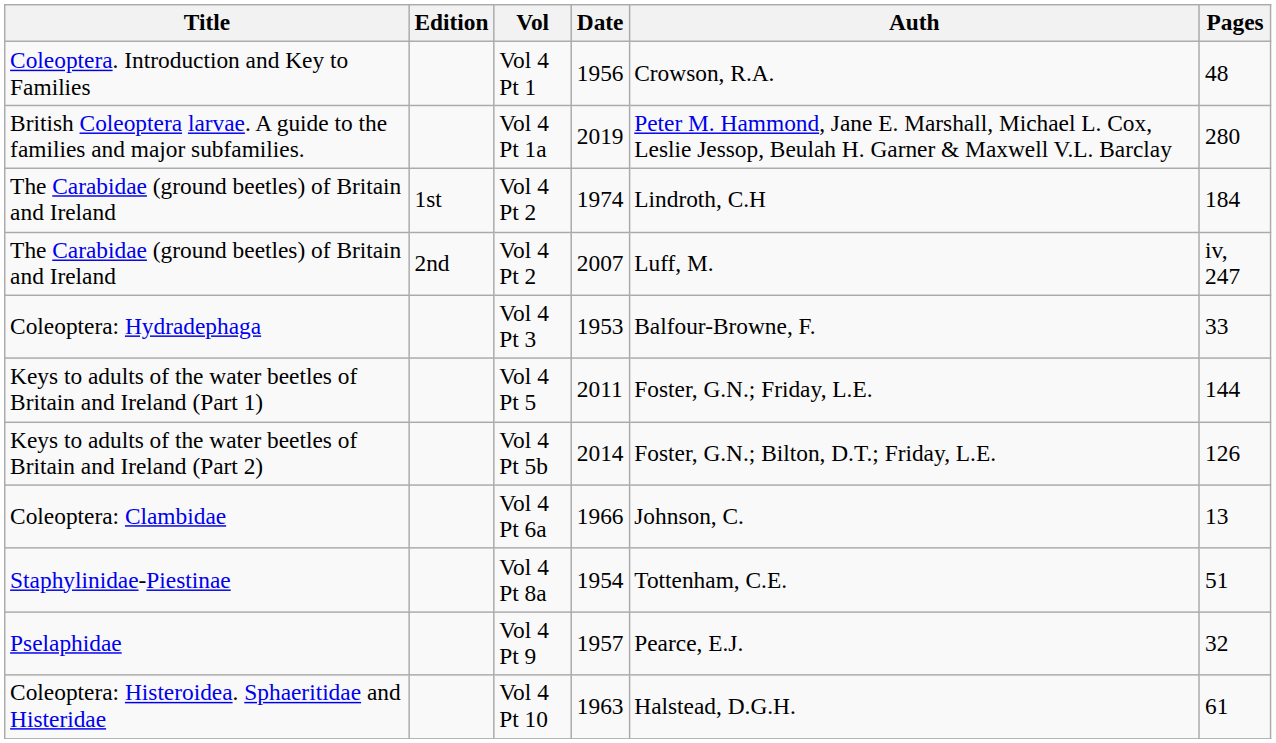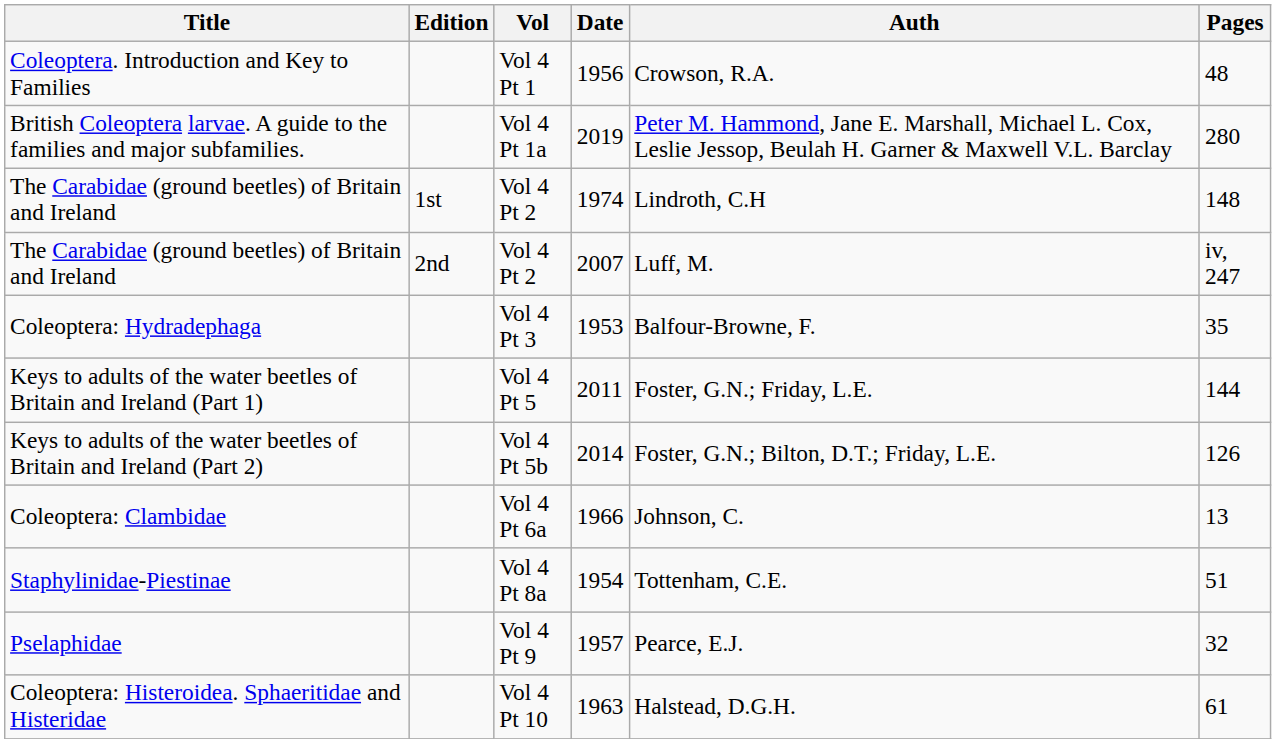(1223, 199) 184 -> (1223, 199) 148
(1217, 326) 33 -> (1217, 326) 35
